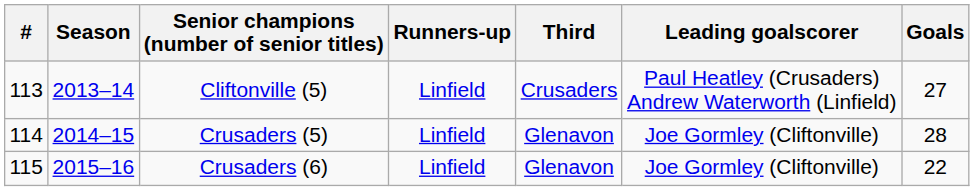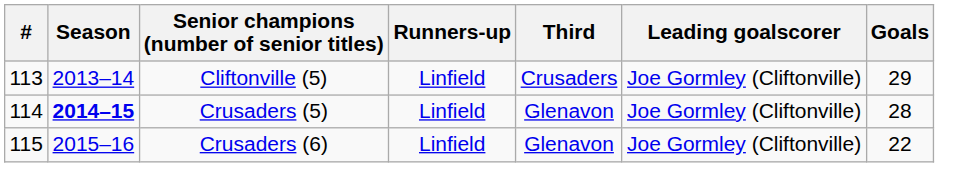(762, 89) Paul Heatley (Crusaders) Andrew Waterworth (Linfield) -> (744, 77) Joe Gormley (Cliftonville)
(935, 89) 27 -> (900, 77) 29
(93, 134) normal -> (93, 111) bold
